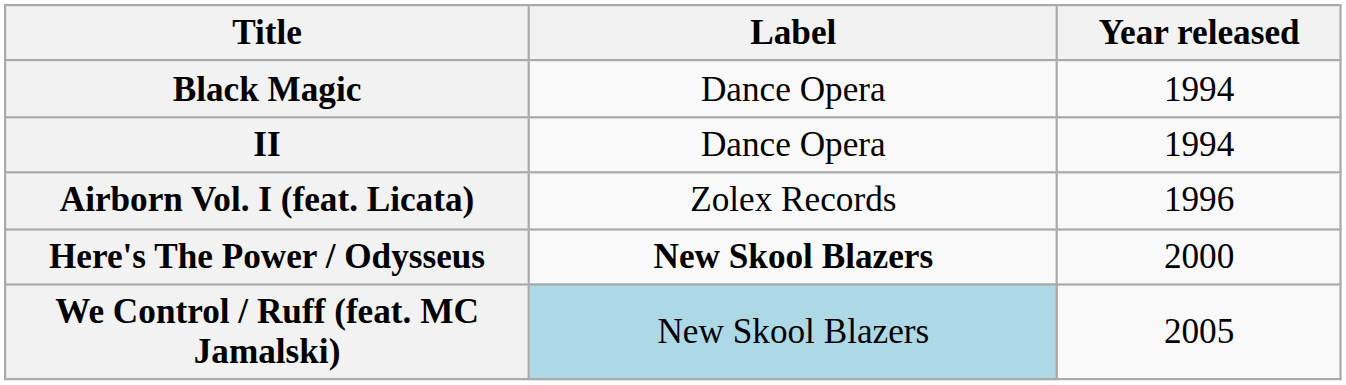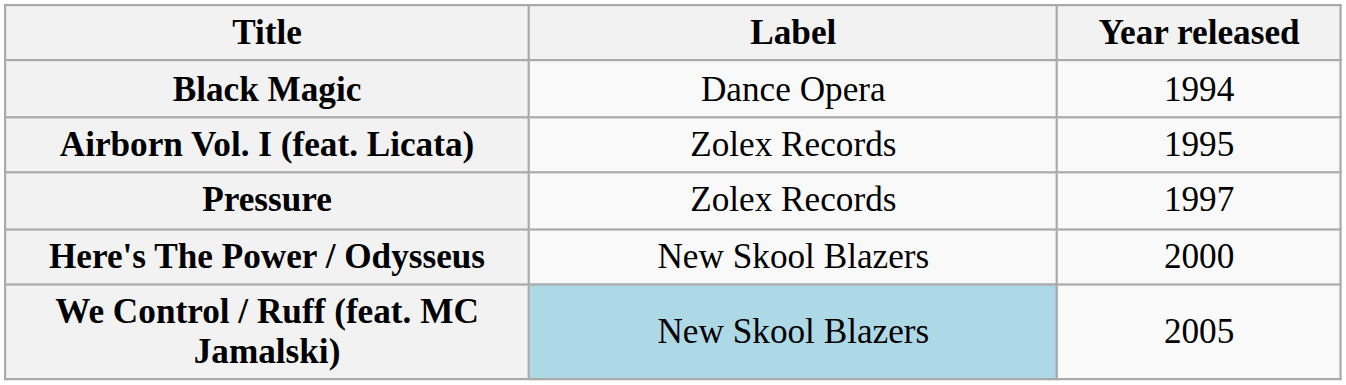- row: (267, 144)
(1199, 199) 1996 -> (1199, 144) 1995
+ row: (267, 199)
(793, 255) bold -> (793, 255) normal
